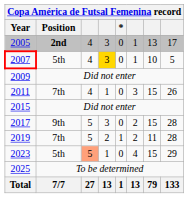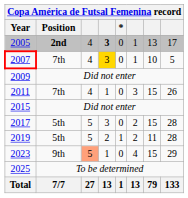(107, 43) normal -> (107, 43) bold
(59, 59) 5th -> (59, 59) 7th
(59, 123) 9th -> (59, 123) 5th
(59, 138) 7th -> (59, 138) 5th
(59, 153) 5th -> (59, 153) 9th
